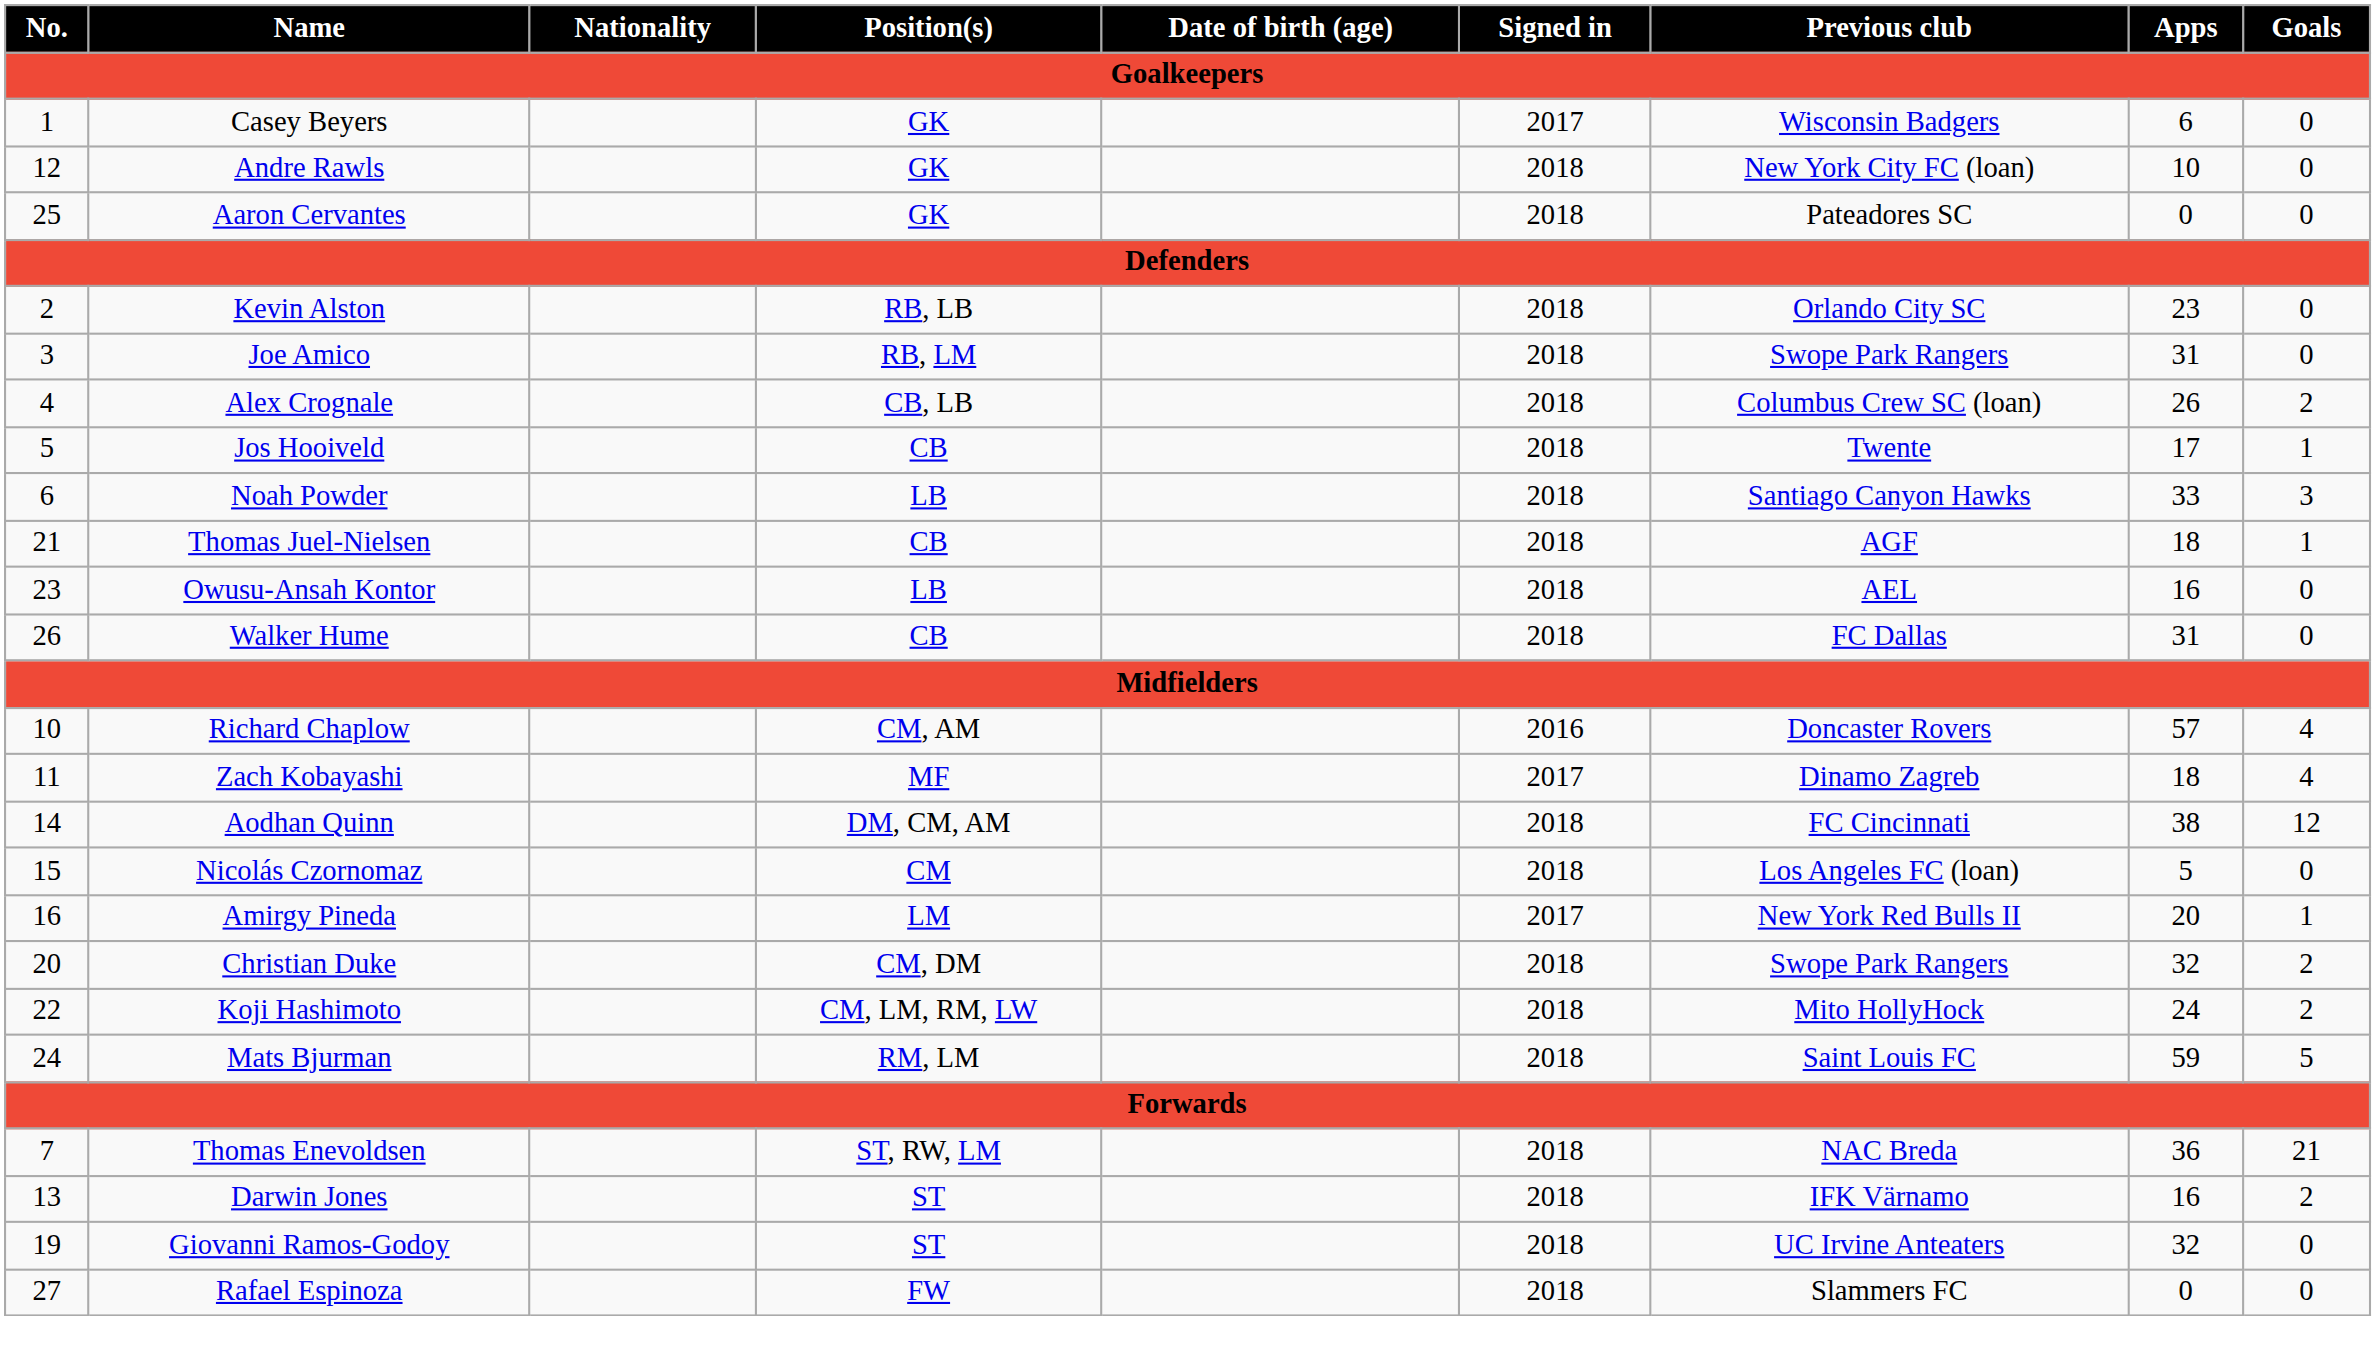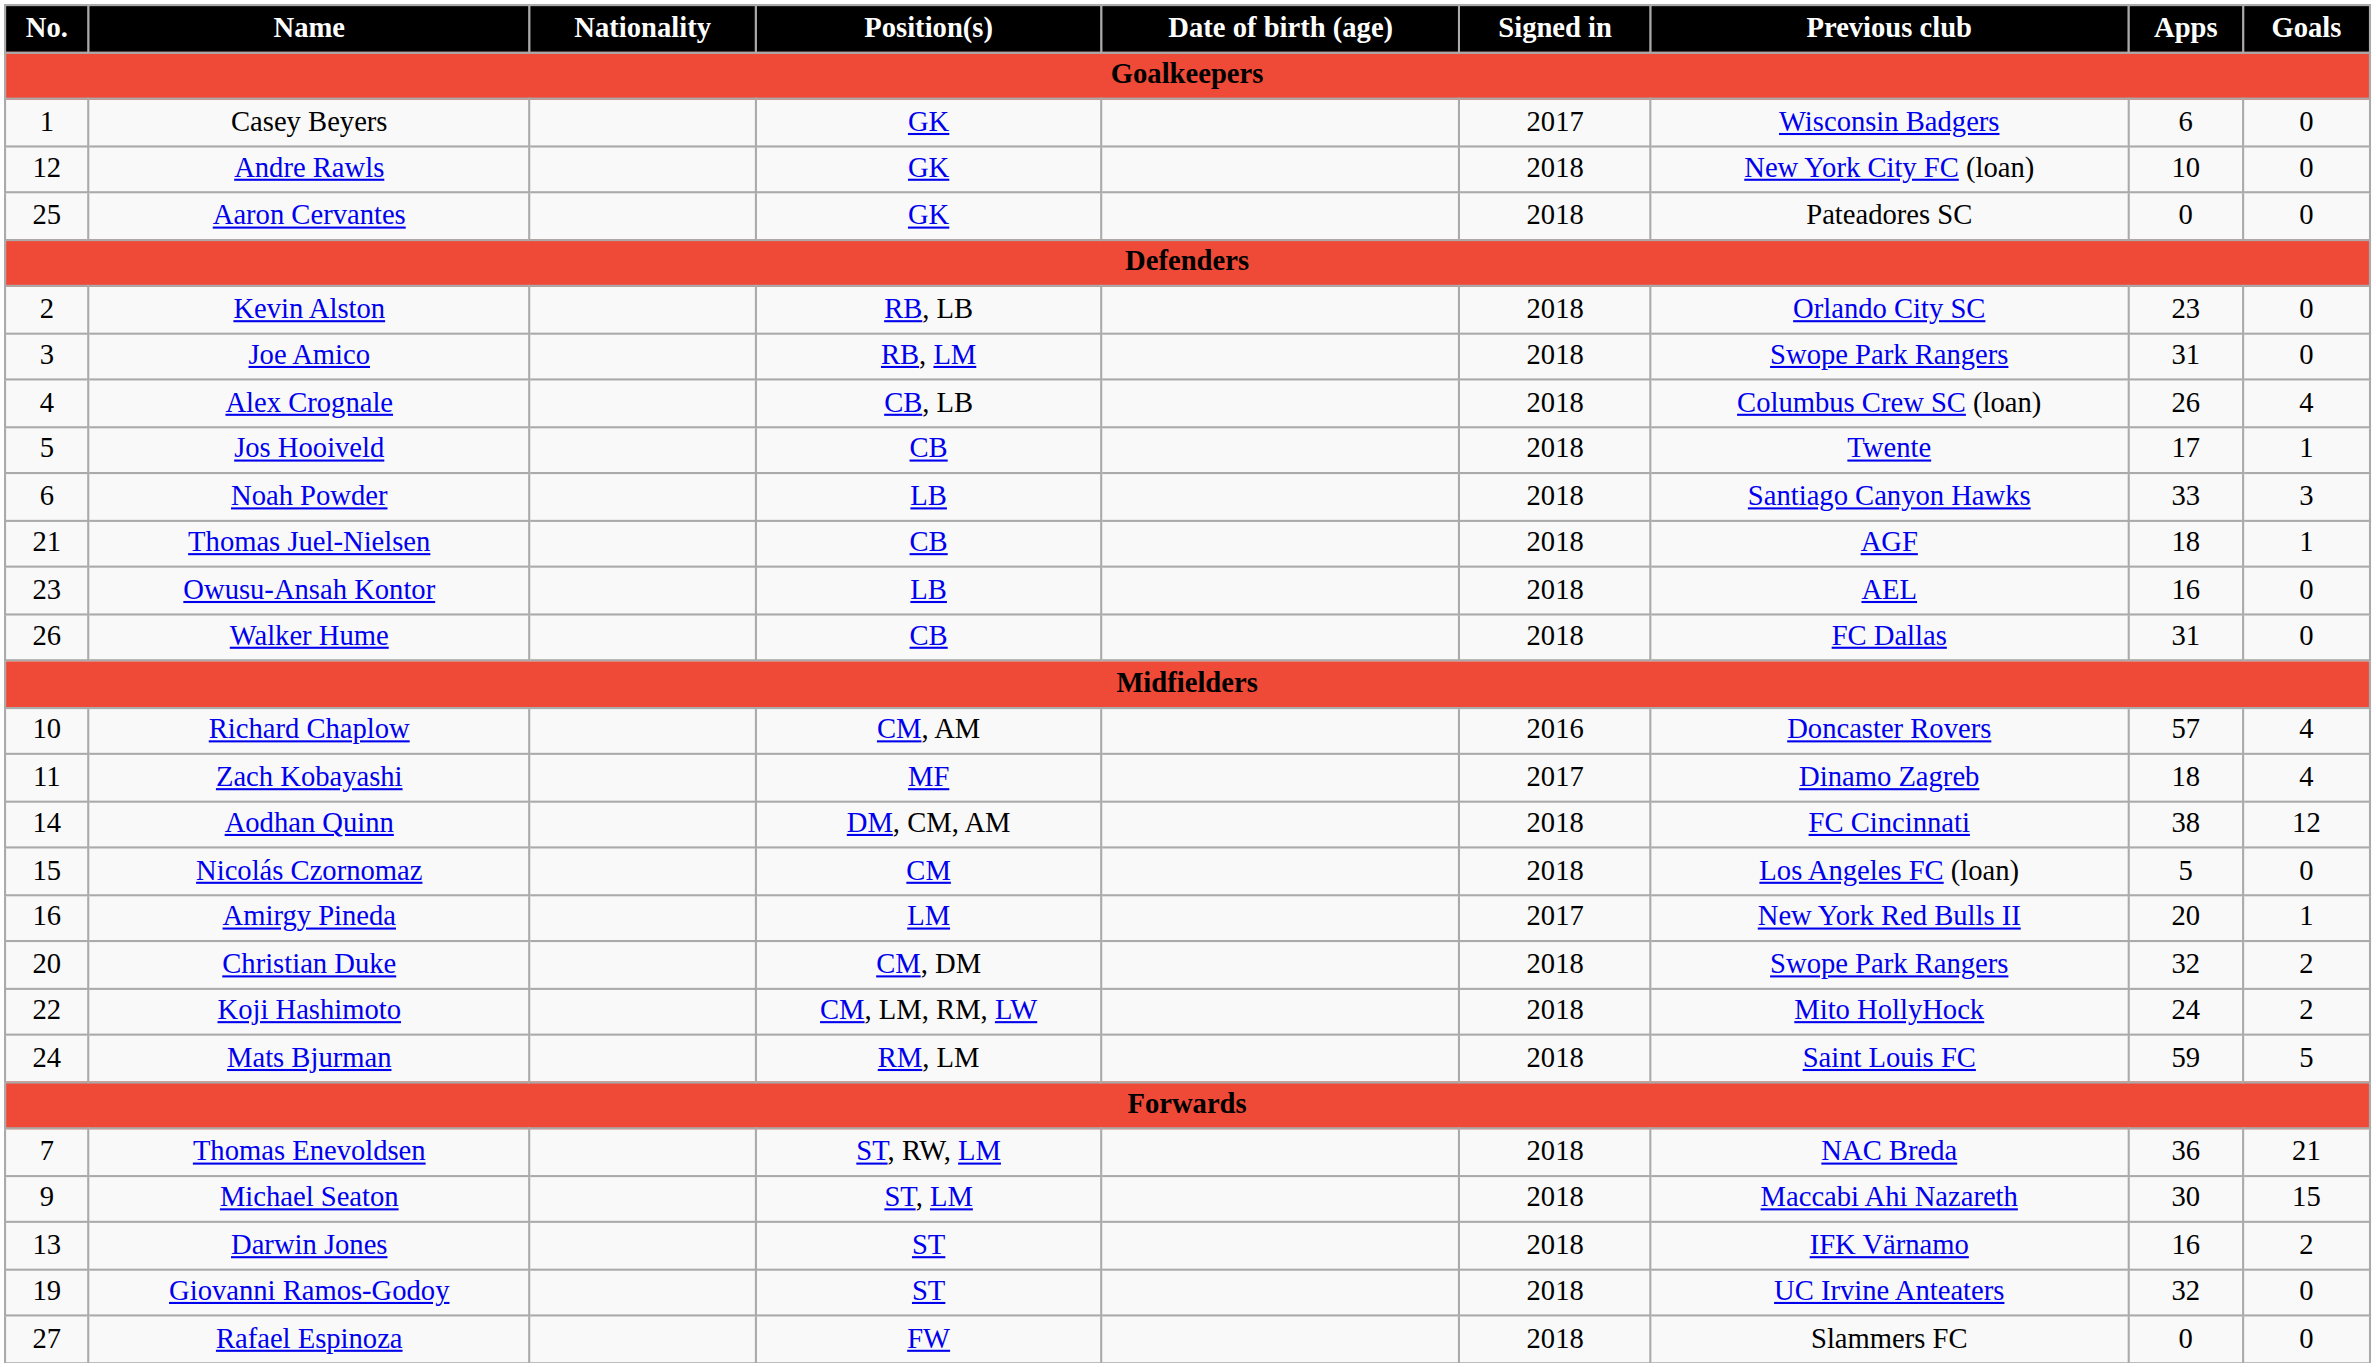(2306, 402) 2 -> (2306, 402) 4
+ row: (309, 1197)
